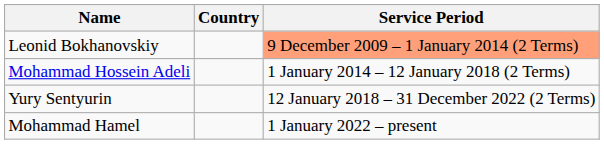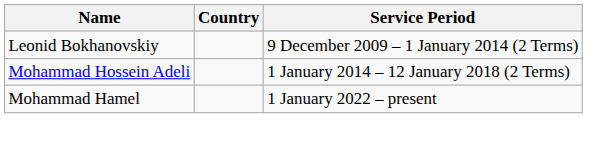(423, 44) lightsalmon background -> (423, 44) no background
- row: (60, 98)
